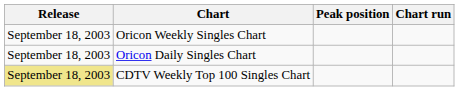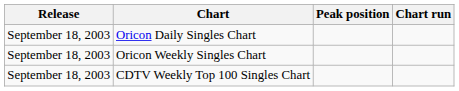rows swapped: (186, 55) <-> (191, 34)
(59, 75) khaki background -> (59, 75) no background
